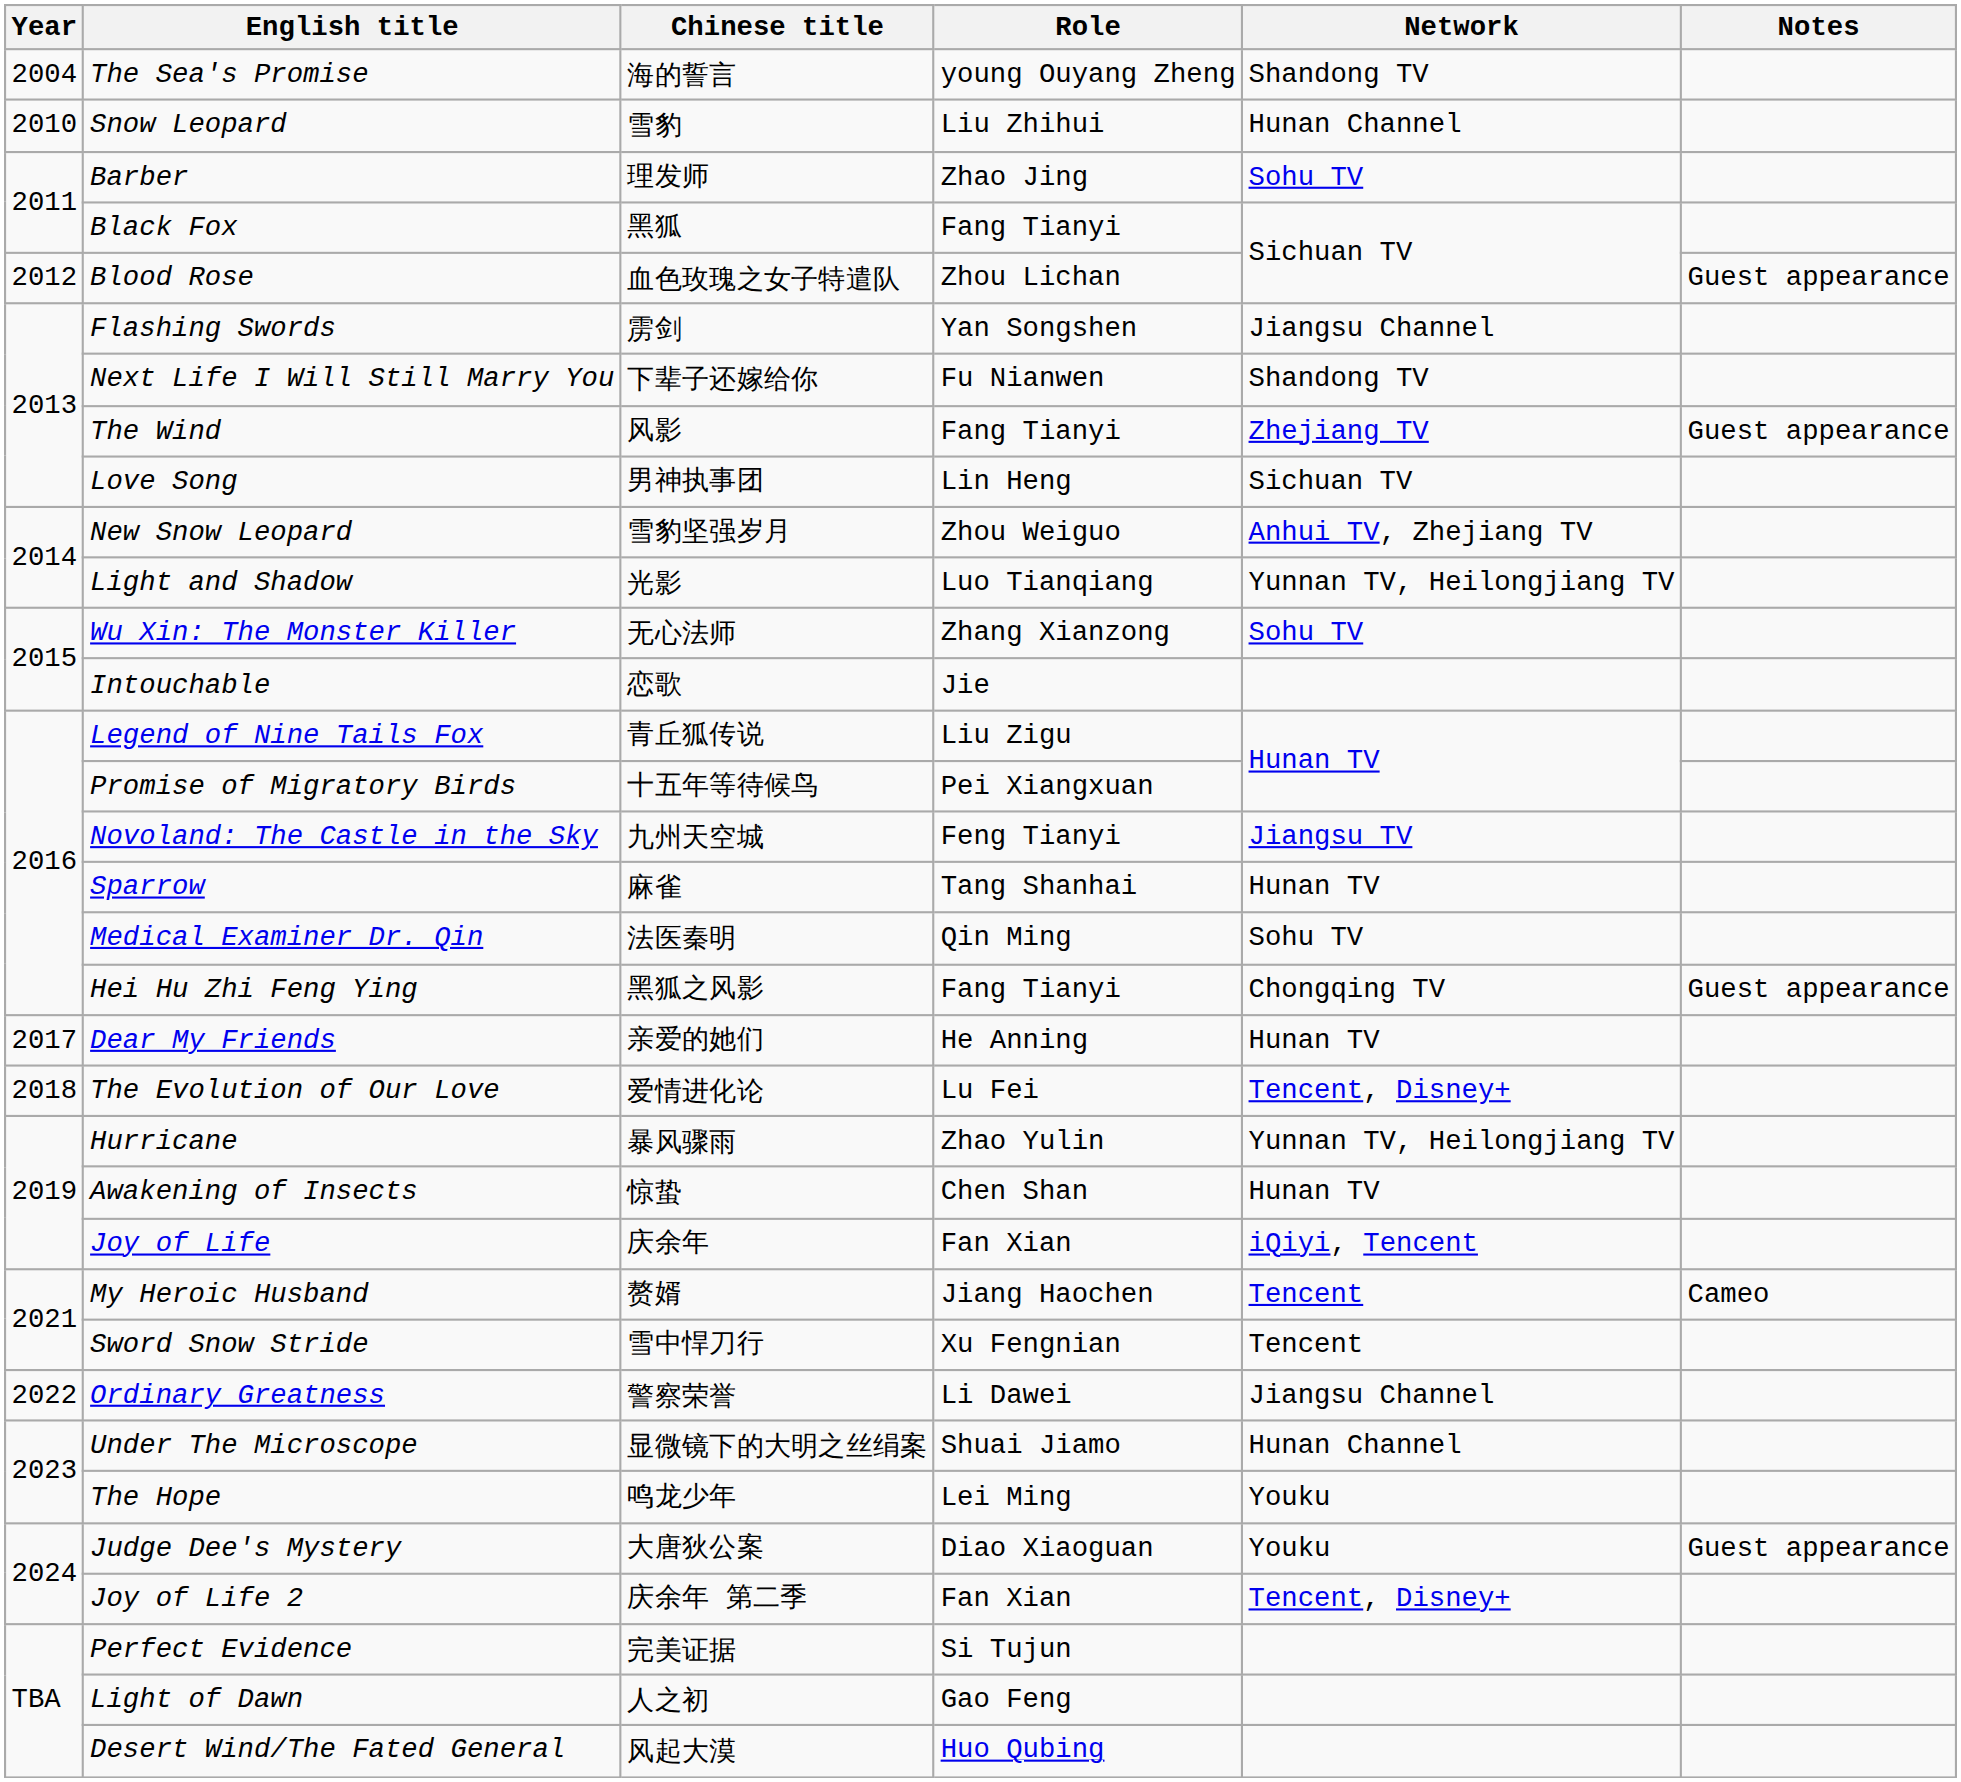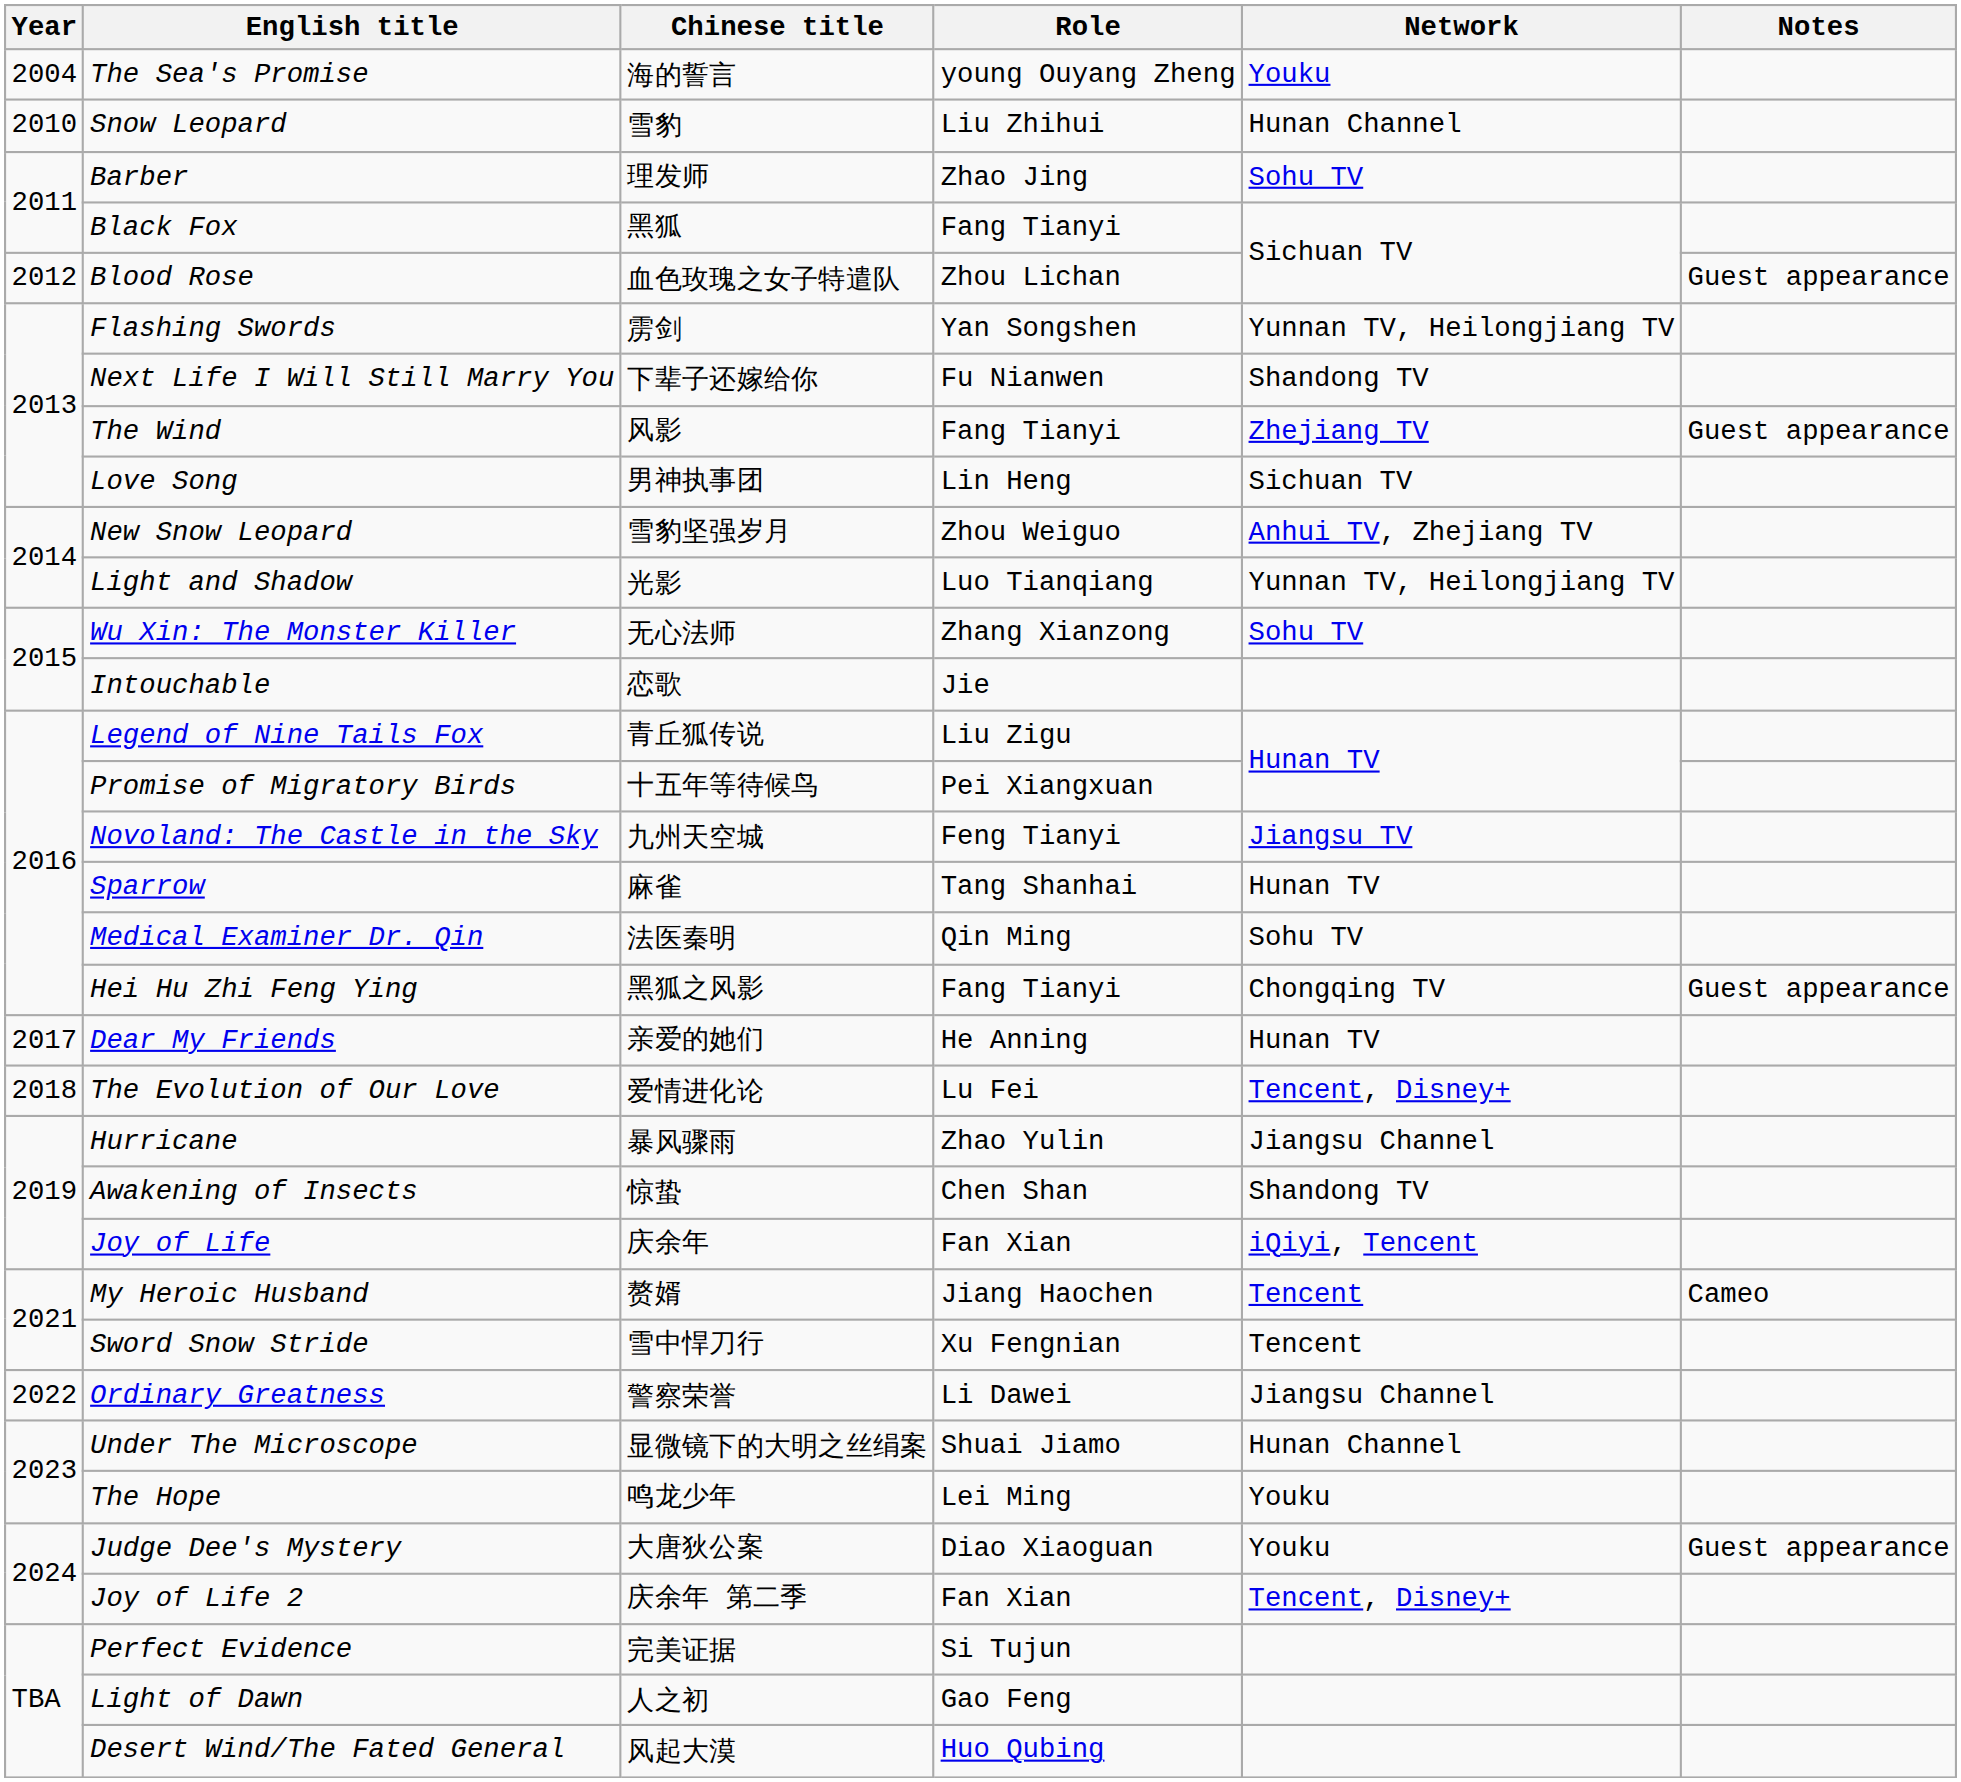(1339, 75) Shandong TV -> (1290, 75) Youku
(1371, 329) Jiangsu Channel -> (1462, 329) Yunnan TV, Heilongjiang TV
(1462, 1142) Yunnan TV, Heilongjiang TV -> (1371, 1142) Jiangsu Channel
(1314, 1192) Hunan TV -> (1339, 1192) Shandong TV
